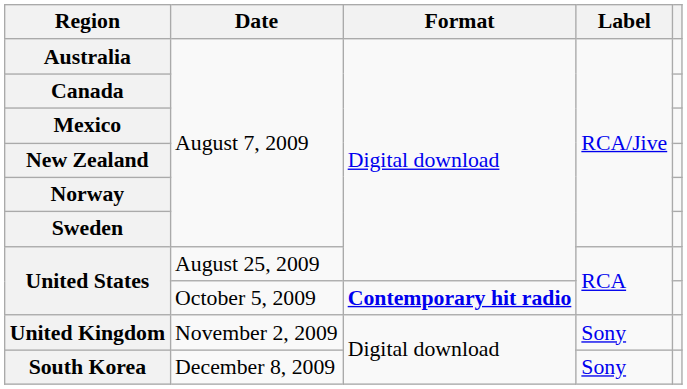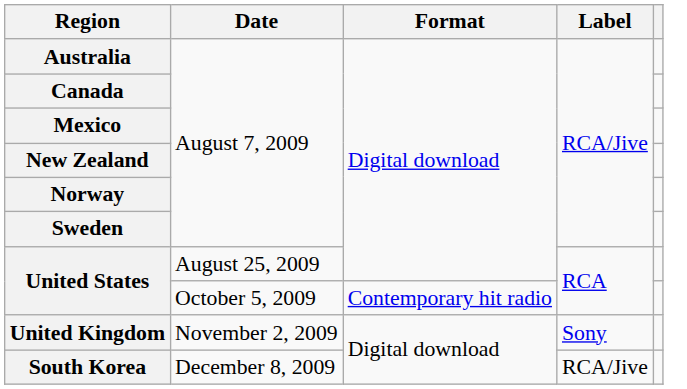(460, 297) bold -> (450, 297) normal
(604, 366) Sony -> (605, 366) RCA/Jive
